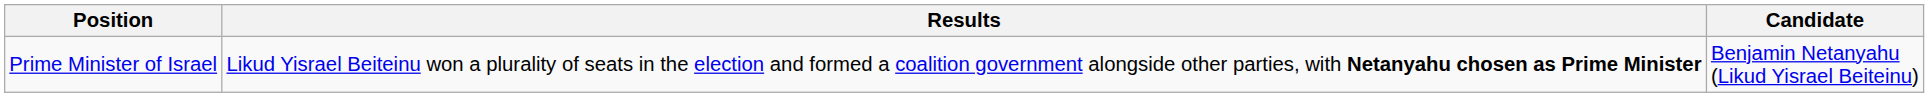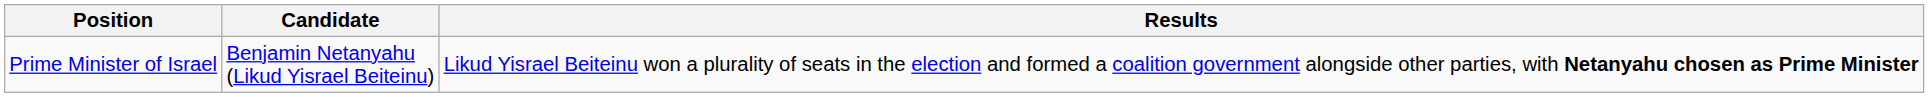columns swapped: (1815, 20) <-> (964, 20)
